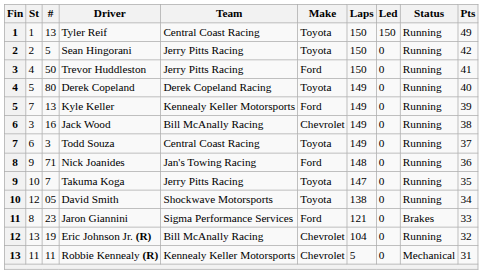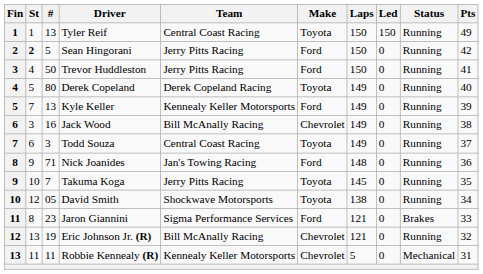(31, 51) normal -> (31, 51) bold
(316, 51) Toyota -> (311, 51) Ford
(358, 180) 147 -> (358, 180) 145
(358, 236) 104 -> (358, 236) 121
